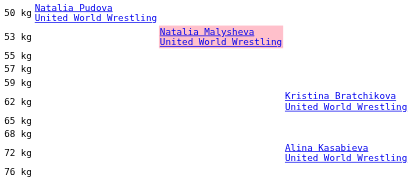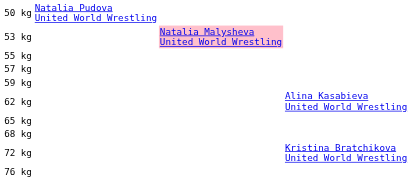(346, 102) Kristina Bratchikova United World Wrestling -> (346, 102) Alina Kasabieva United World Wrestling
(346, 153) Alina Kasabieva United World Wrestling -> (346, 153) Kristina Bratchikova United World Wrestling
